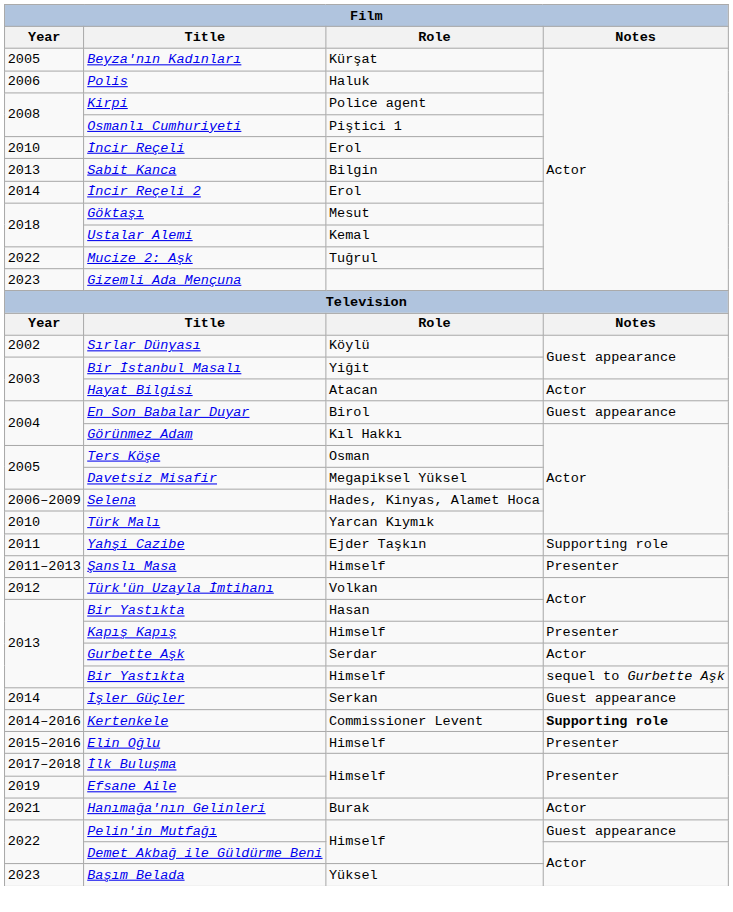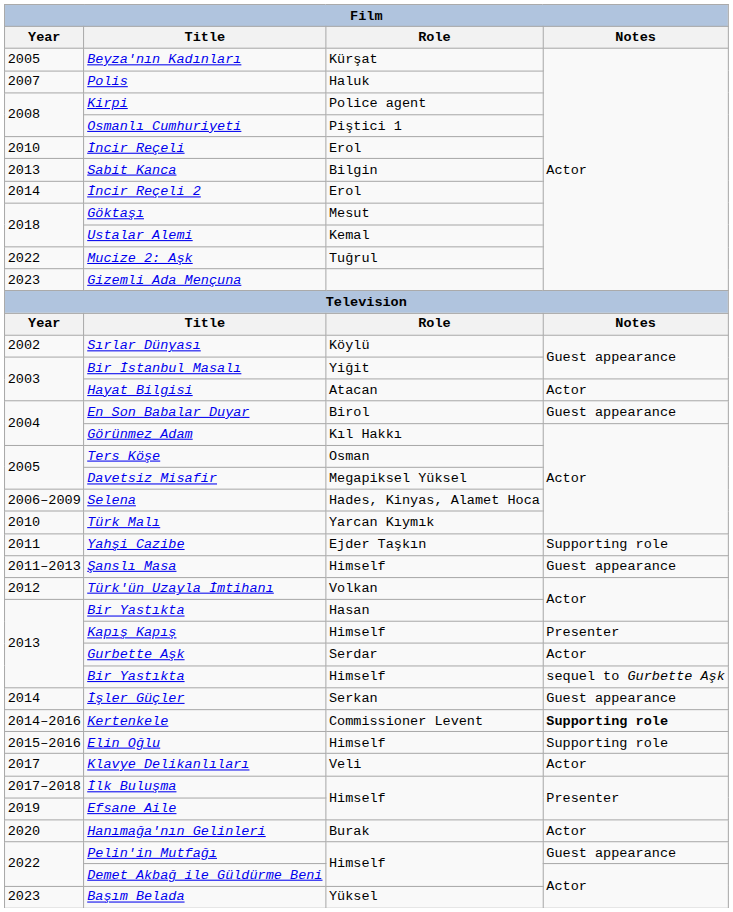(24, 82) 2006 -> (24, 82) 2007
(583, 566) Presenter -> (611, 566) Guest appearance
(583, 743) Presenter -> (607, 743) Supporting role
+ row: (168, 765)
(24, 809) 2021 -> (24, 831) 2020
